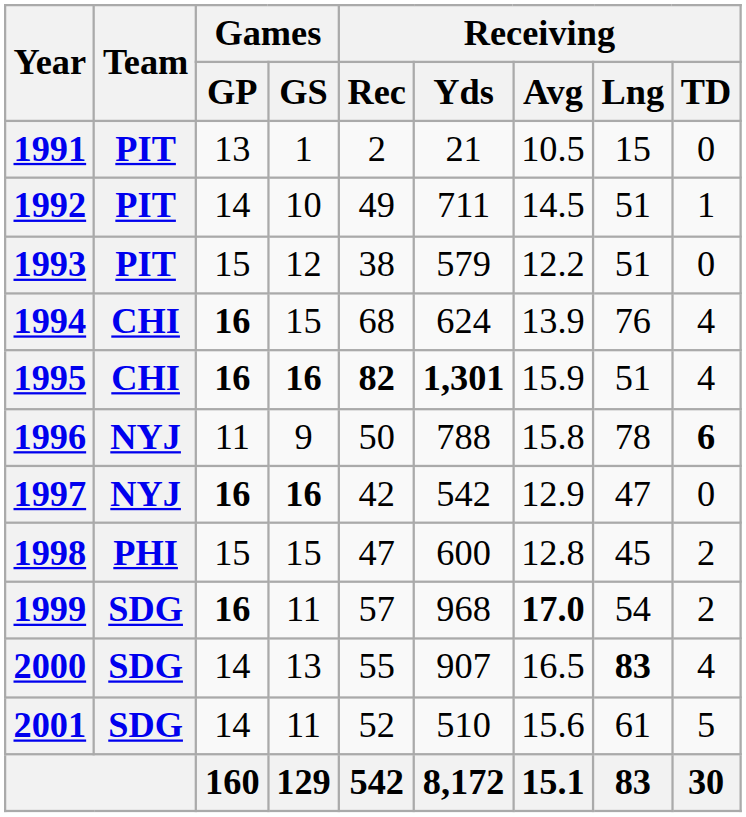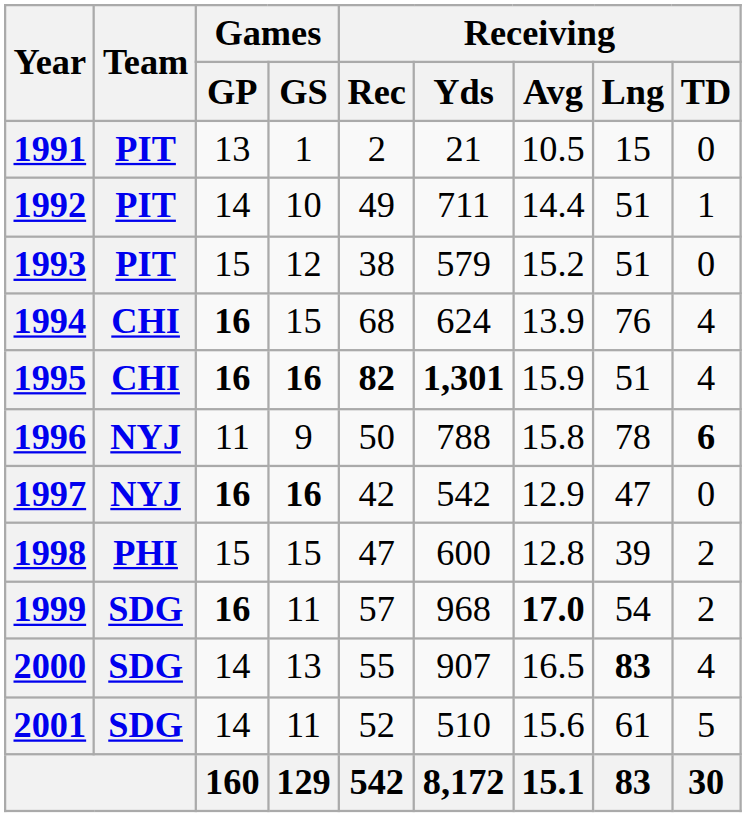(553, 206) 14.5 -> (553, 206) 14.4
(553, 263) 12.2 -> (553, 263) 15.2
(633, 551) 45 -> (633, 551) 39
